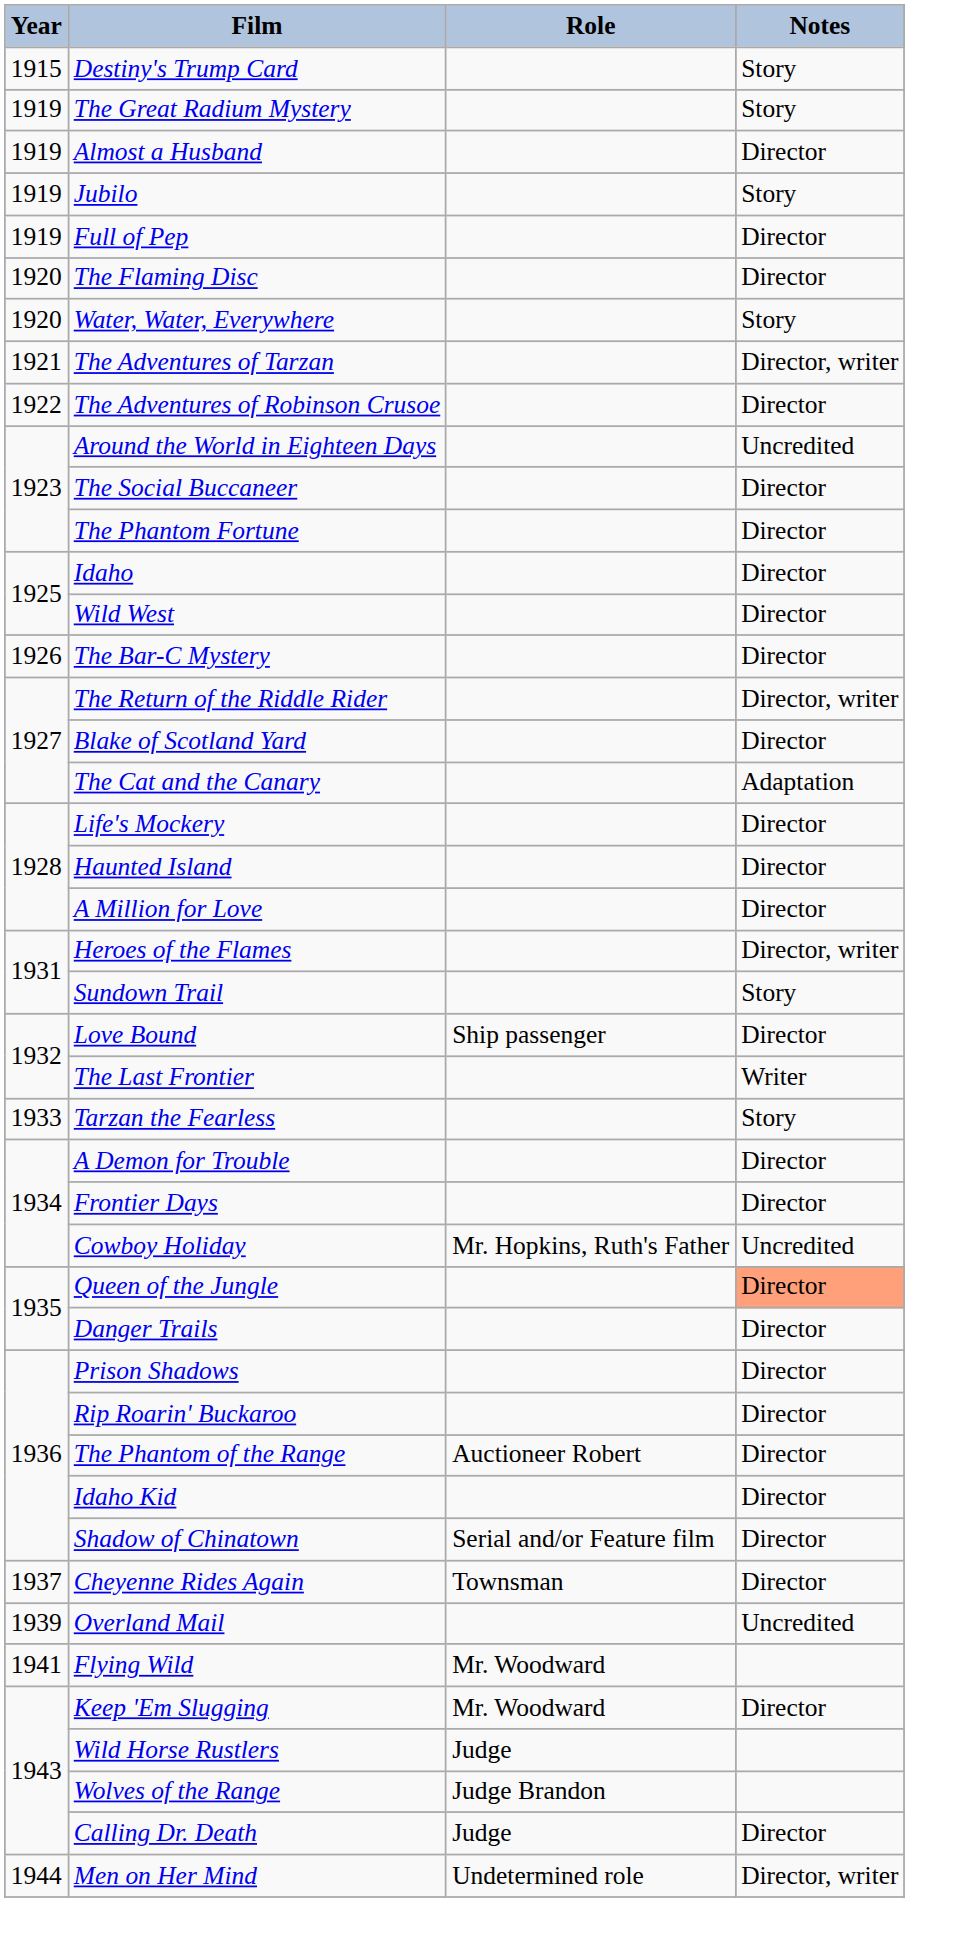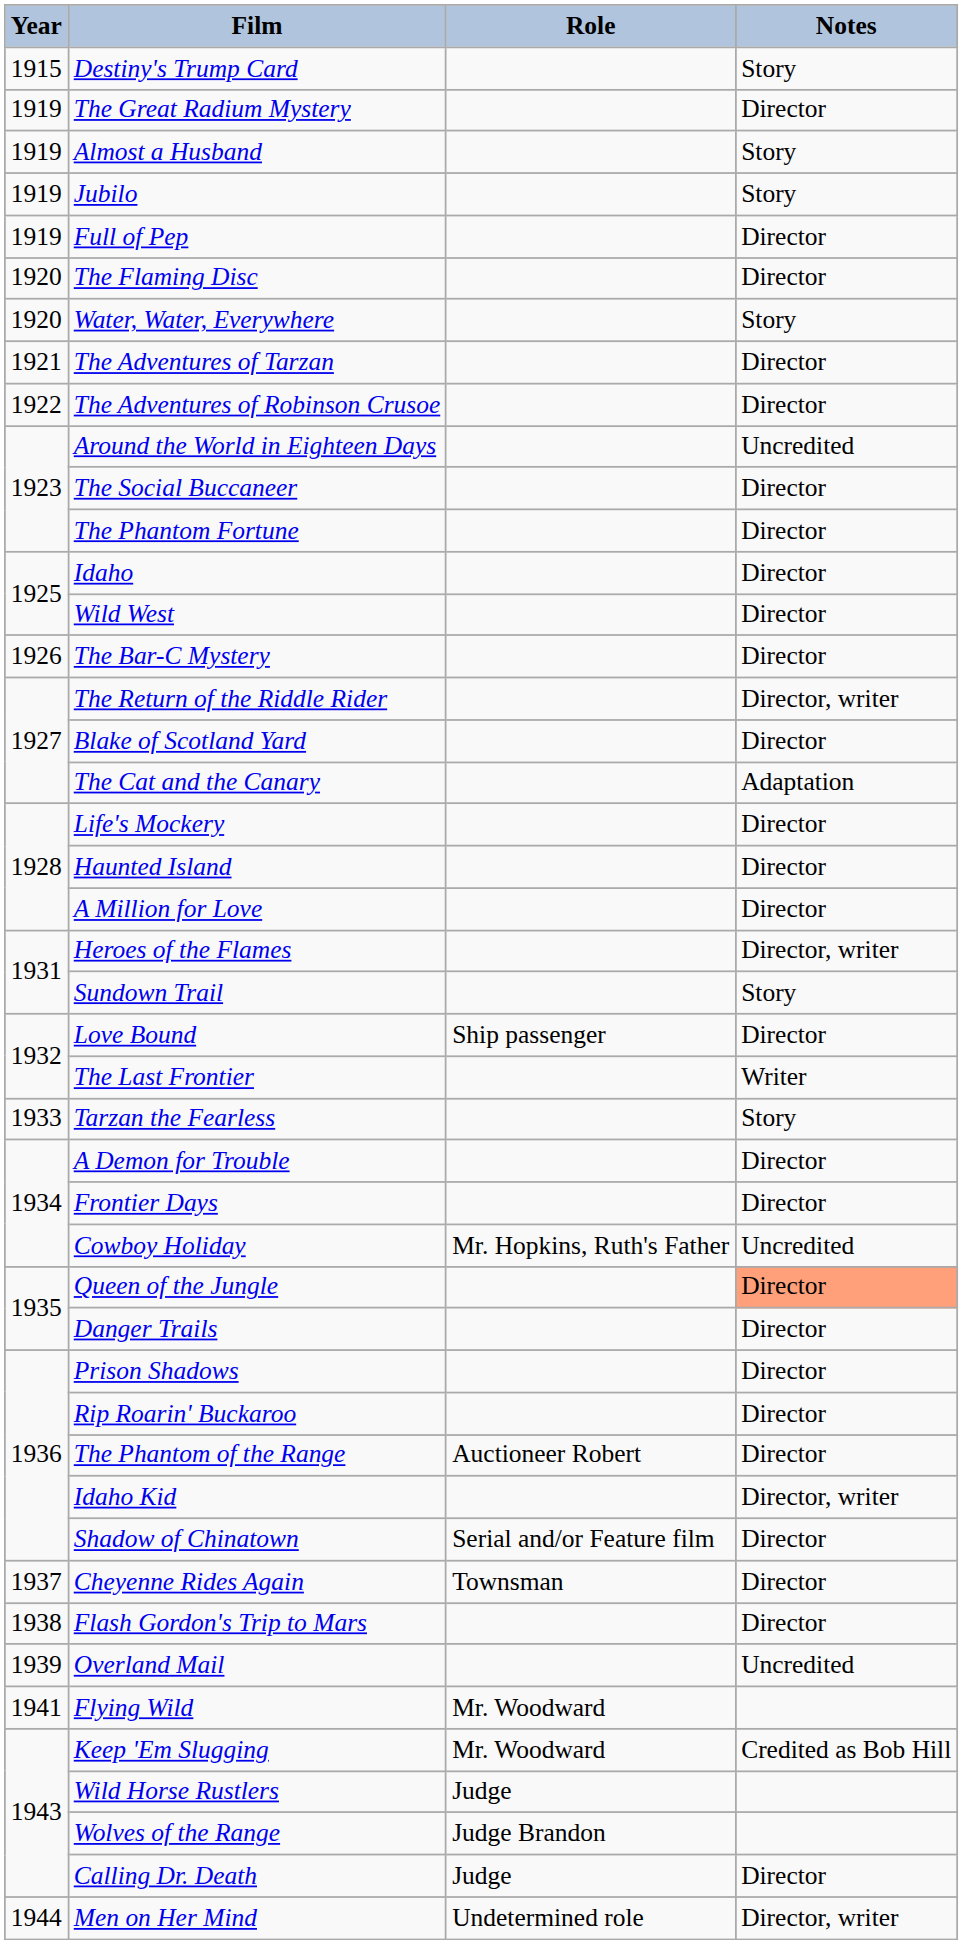(769, 109) Story -> (784, 109) Director
(784, 152) Director -> (769, 152) Story
(820, 362) Director, writer -> (784, 362) Director
(784, 1497) Director -> (820, 1497) Director, writer
+ row: (220, 1623)
(784, 1707) Director -> (846, 1749) Credited as Bob Hill
